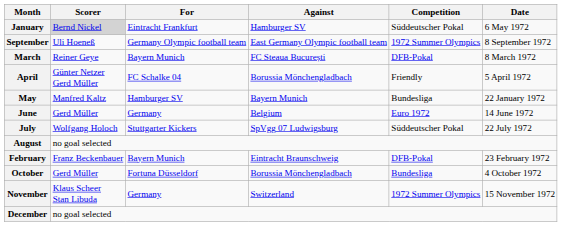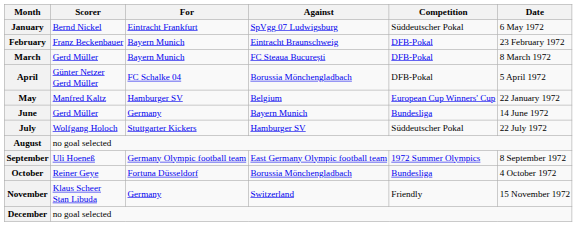(77, 27) lightgrey background -> (77, 27) no background
(278, 27) Hamburger SV -> (294, 27) SpVgg 07 Ludwigsburg
rows swapped: (27, 158) <-> (27, 42)
(76, 57) Reiner Geye -> (75, 57) Gerd Müller
(407, 77) Friendly -> (412, 77) DFB-Pokal
(279, 98) Bayern Munich -> (266, 98) Belgium
(412, 98) Bundesliga -> (443, 98) European Cup Winners' Cup
(266, 113) Belgium -> (279, 113) Bayern Munich
(410, 113) Euro 1972 -> (412, 113) Bundesliga
(294, 128) SpVgg 07 Ludwigsburg -> (278, 128) Hamburger SV
(75, 173) Gerd Müller -> (76, 173) Reiner Geye
(436, 193) 1972 Summer Olympics -> (407, 193) Friendly
